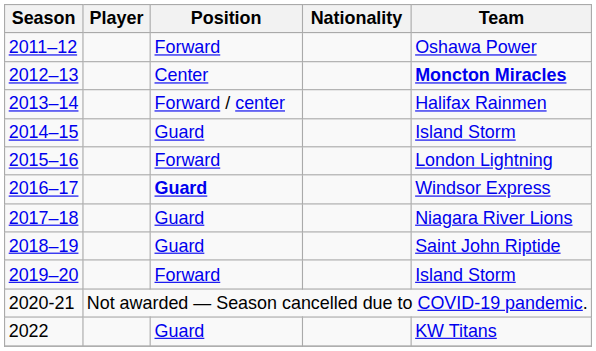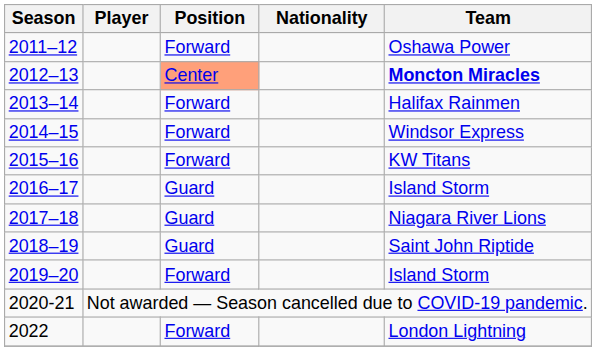(181, 75) no background -> (191, 75) lightsalmon background
(220, 103) Forward / center -> (197, 103) Forward
(179, 132) Guard -> (197, 132) Forward
(465, 132) Island Storm -> (456, 132) Windsor Express
(484, 160) London Lightning -> (429, 160) KW Titans
(181, 189) bold -> (189, 189) normal
(483, 189) Windsor Express -> (439, 189) Island Storm
(179, 331) Guard -> (197, 331) Forward
(456, 331) KW Titans -> (457, 331) London Lightning
